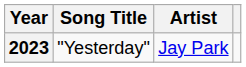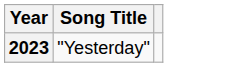- column: (193, 18)
